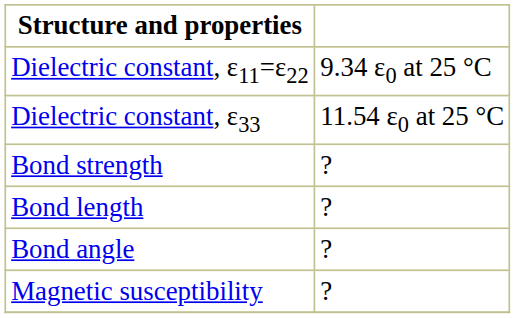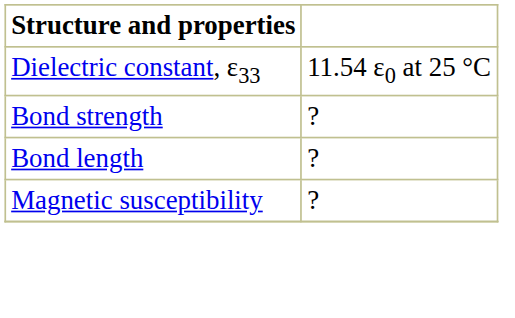- row: (160, 71)
- row: (73, 249)
